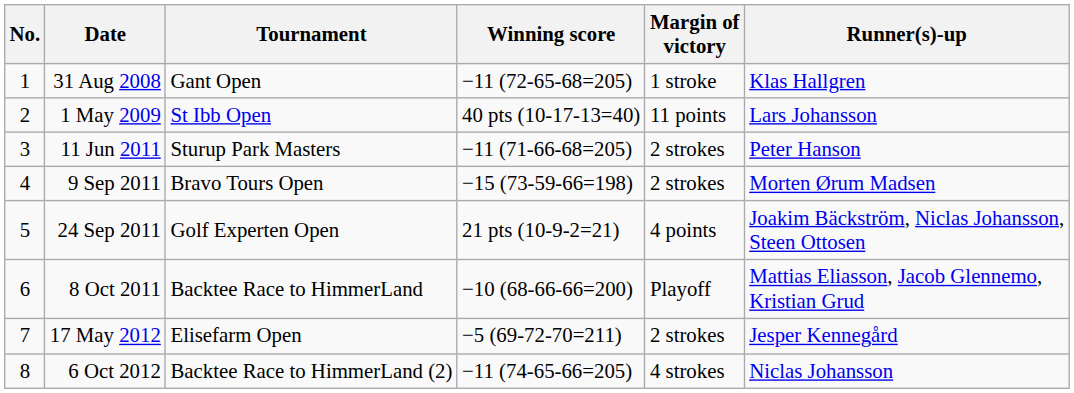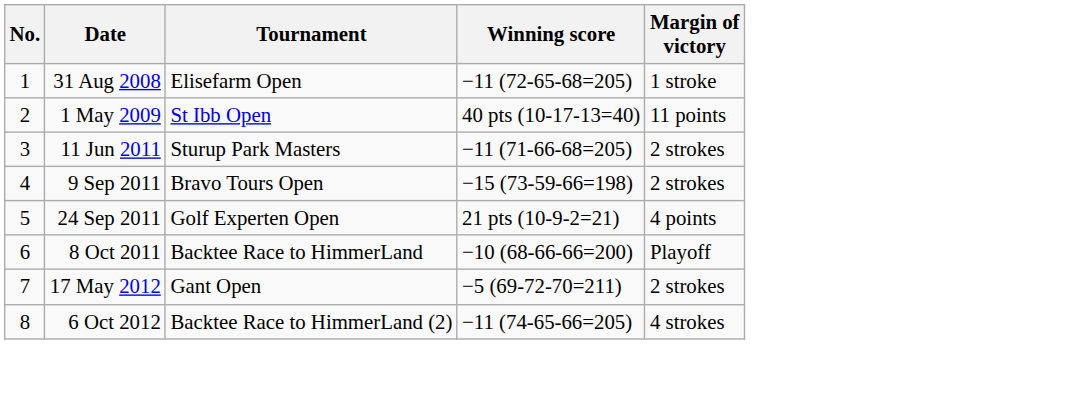- column: (907, 34)
(216, 80) Gant Open -> (236, 80) Elisefarm Open
(236, 336) Elisefarm Open -> (216, 286) Gant Open
